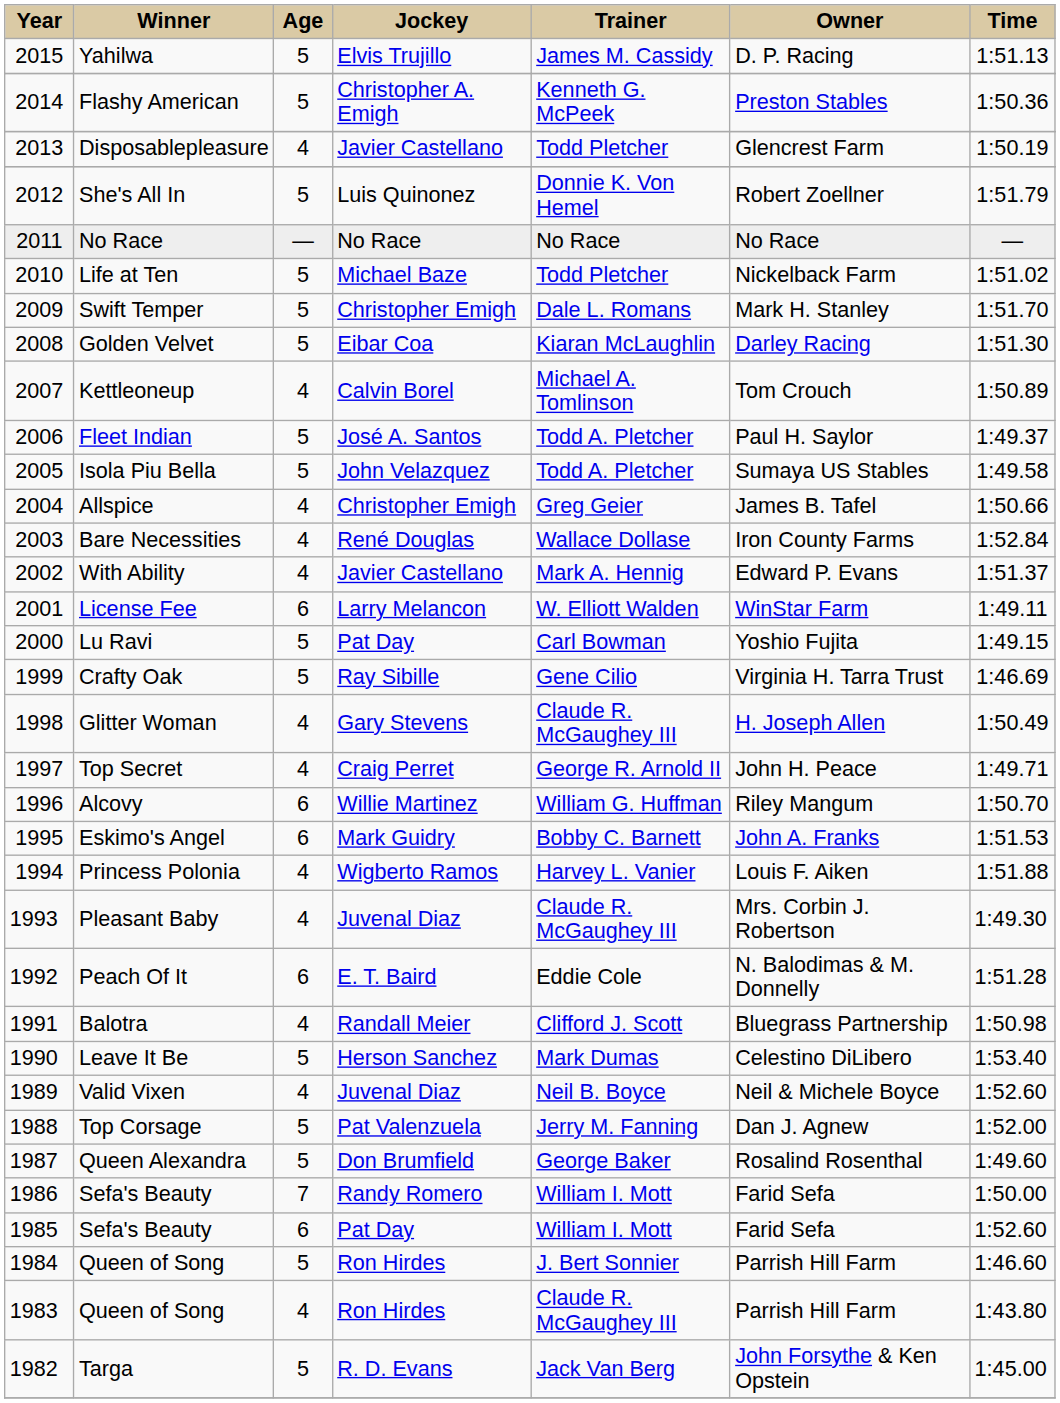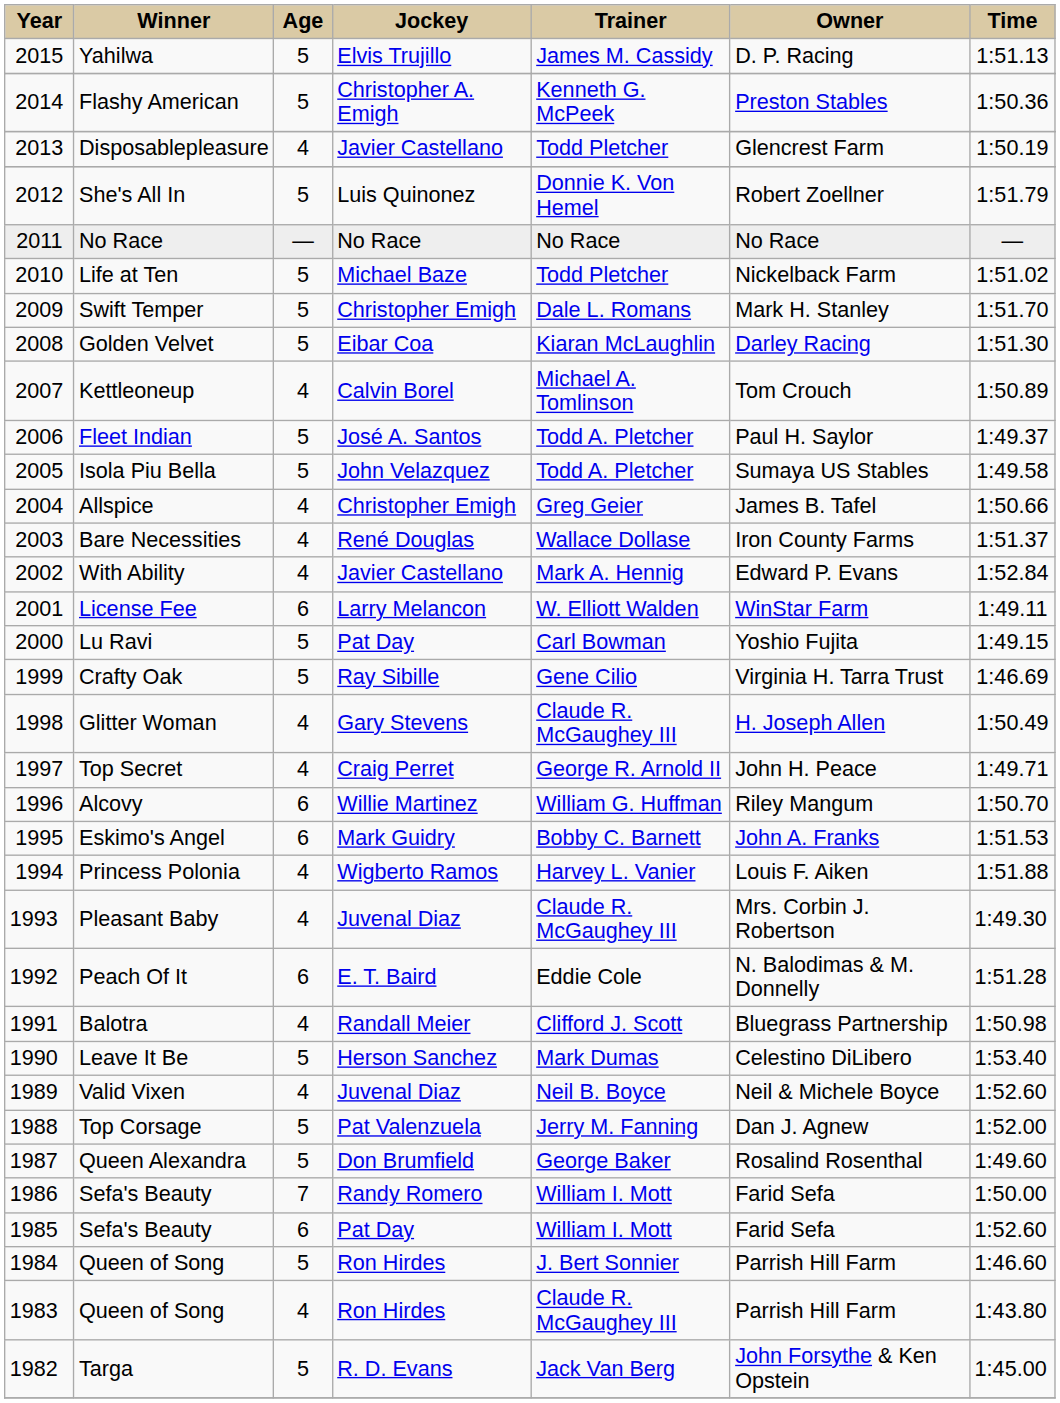(1012, 539) 1:52.84 -> (1012, 539) 1:51.37
(1012, 574) 1:51.37 -> (1012, 574) 1:52.84
